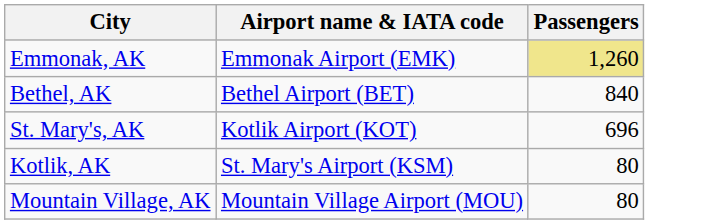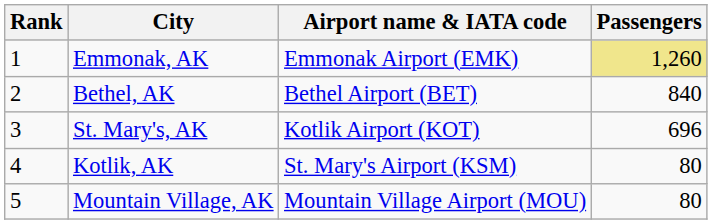+ column: (36, 22)
